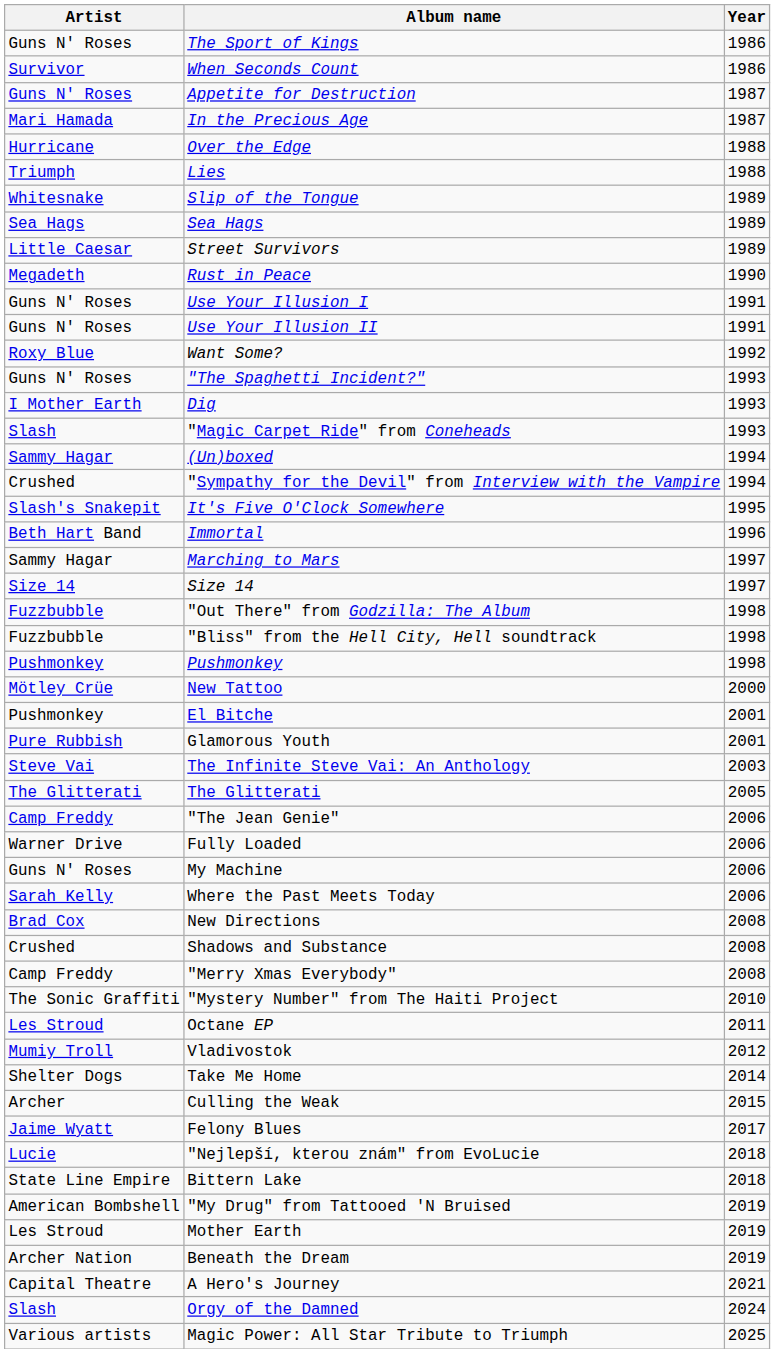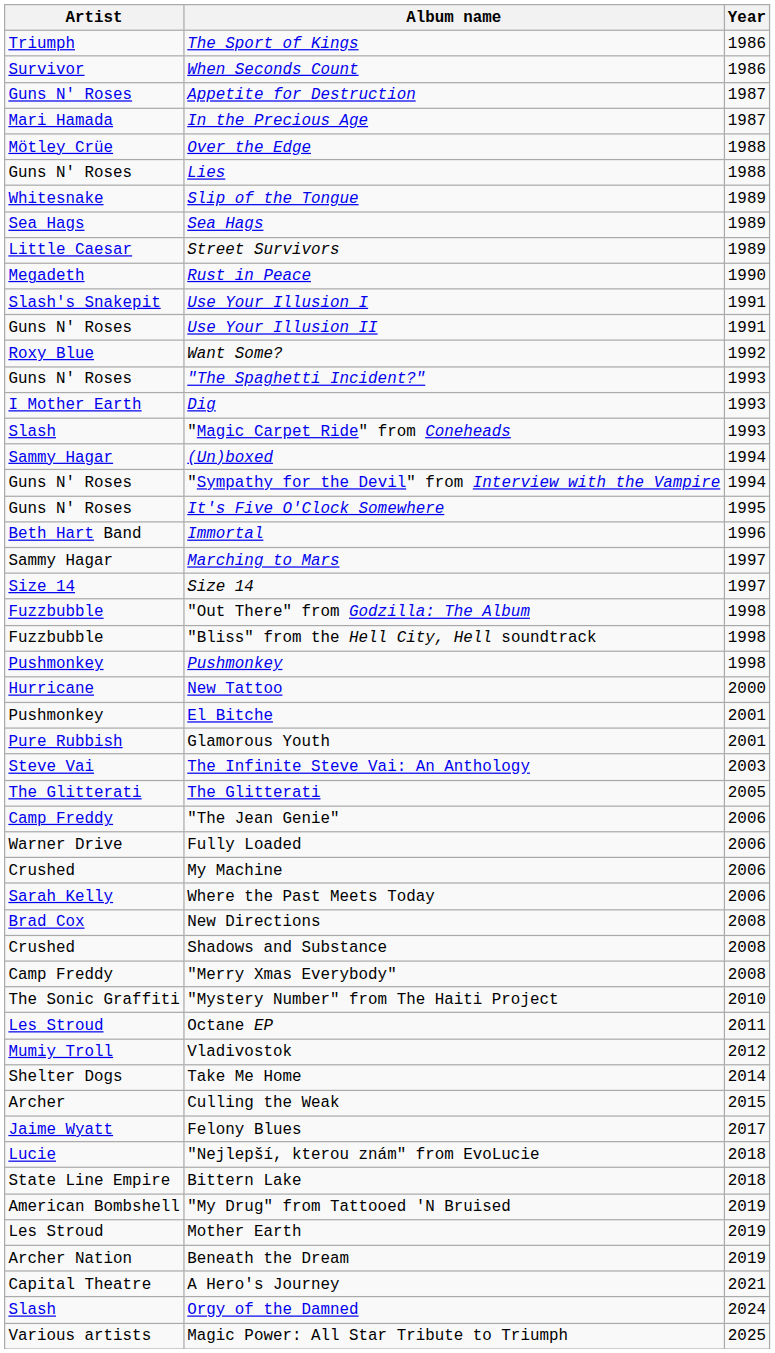(70, 43) Guns N' Roses -> (42, 43) Triumph
(51, 147) Hurricane -> (61, 147) Mötley Crüe
(42, 173) Triumph -> (70, 173) Guns N' Roses
(70, 302) Guns N' Roses -> (85, 302) Slash's Snakepit
(42, 483) Crushed -> (70, 483) Guns N' Roses
(85, 509) Slash's Snakepit -> (70, 509) Guns N' Roses
(61, 690) Mötley Crüe -> (51, 690) Hurricane
(70, 871) Guns N' Roses -> (42, 871) Crushed
